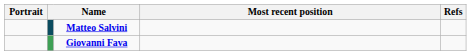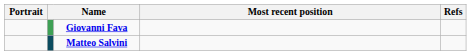rows swapped: (97, 27) <-> (97, 43)
